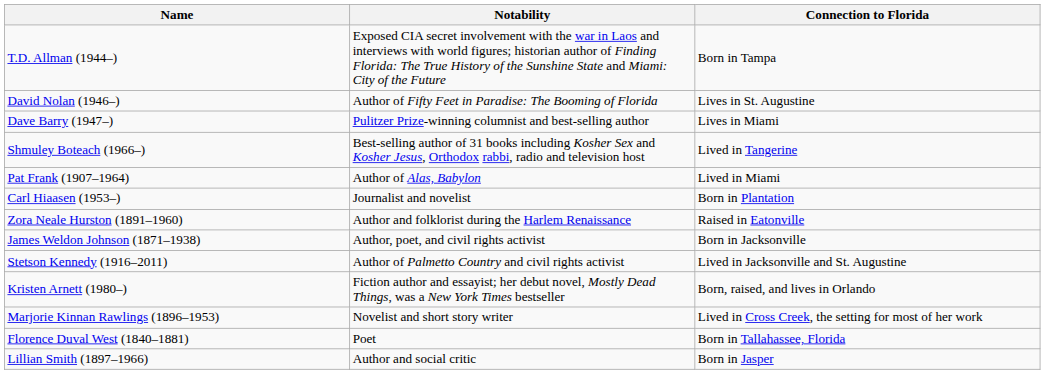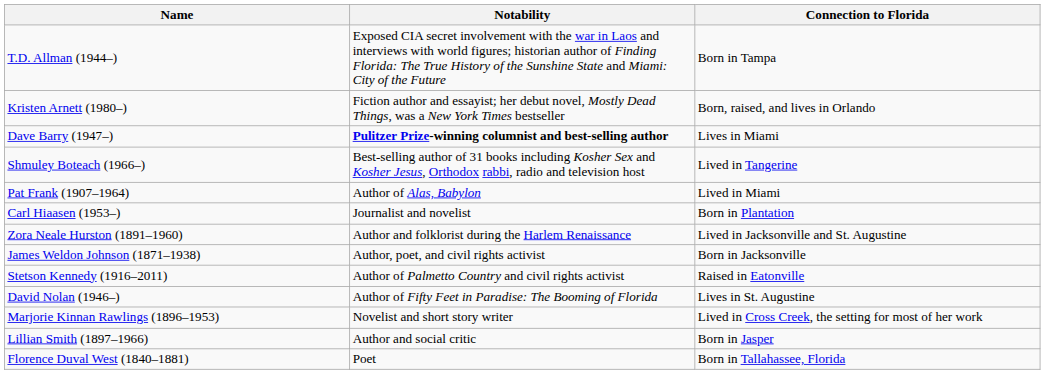rows swapped: (67, 289) <-> (64, 100)
(501, 121) normal -> (511, 136) bold
(751, 219) Raised in Eatonville -> (802, 234) Lived in Jacksonville and St. Augustine
(802, 261) Lived in Jacksonville and St. Augustine -> (751, 275) Raised in Eatonville
rows swapped: (78, 359) <-> (98, 338)
